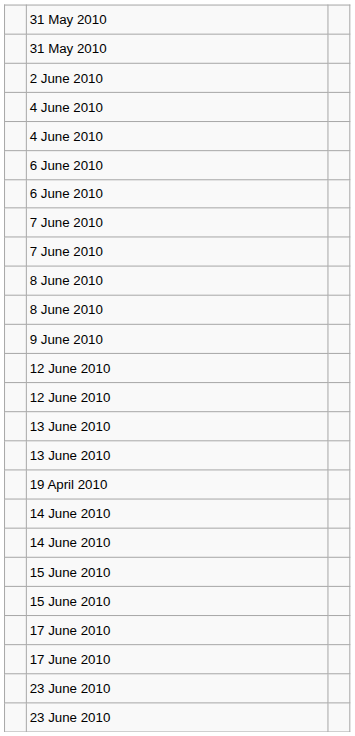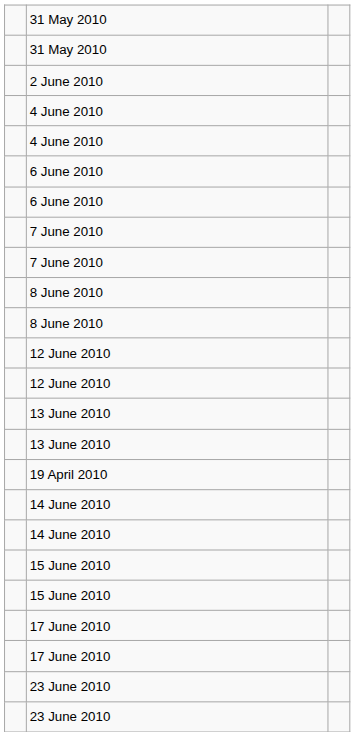- row: (15, 339)
